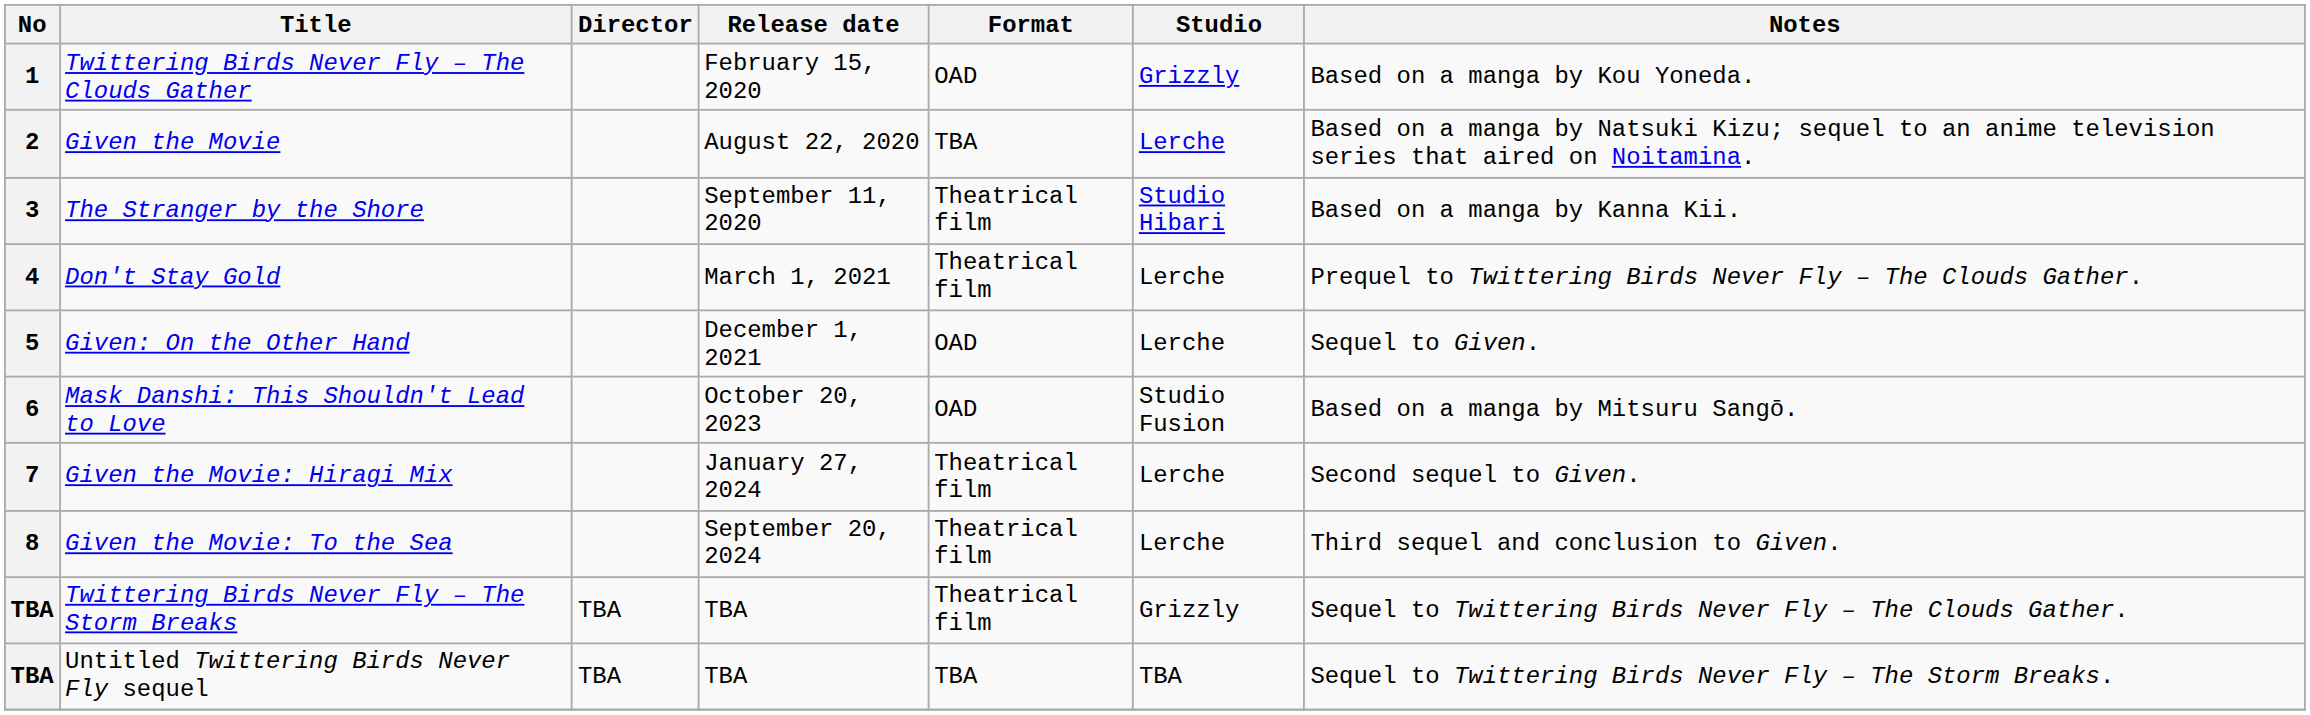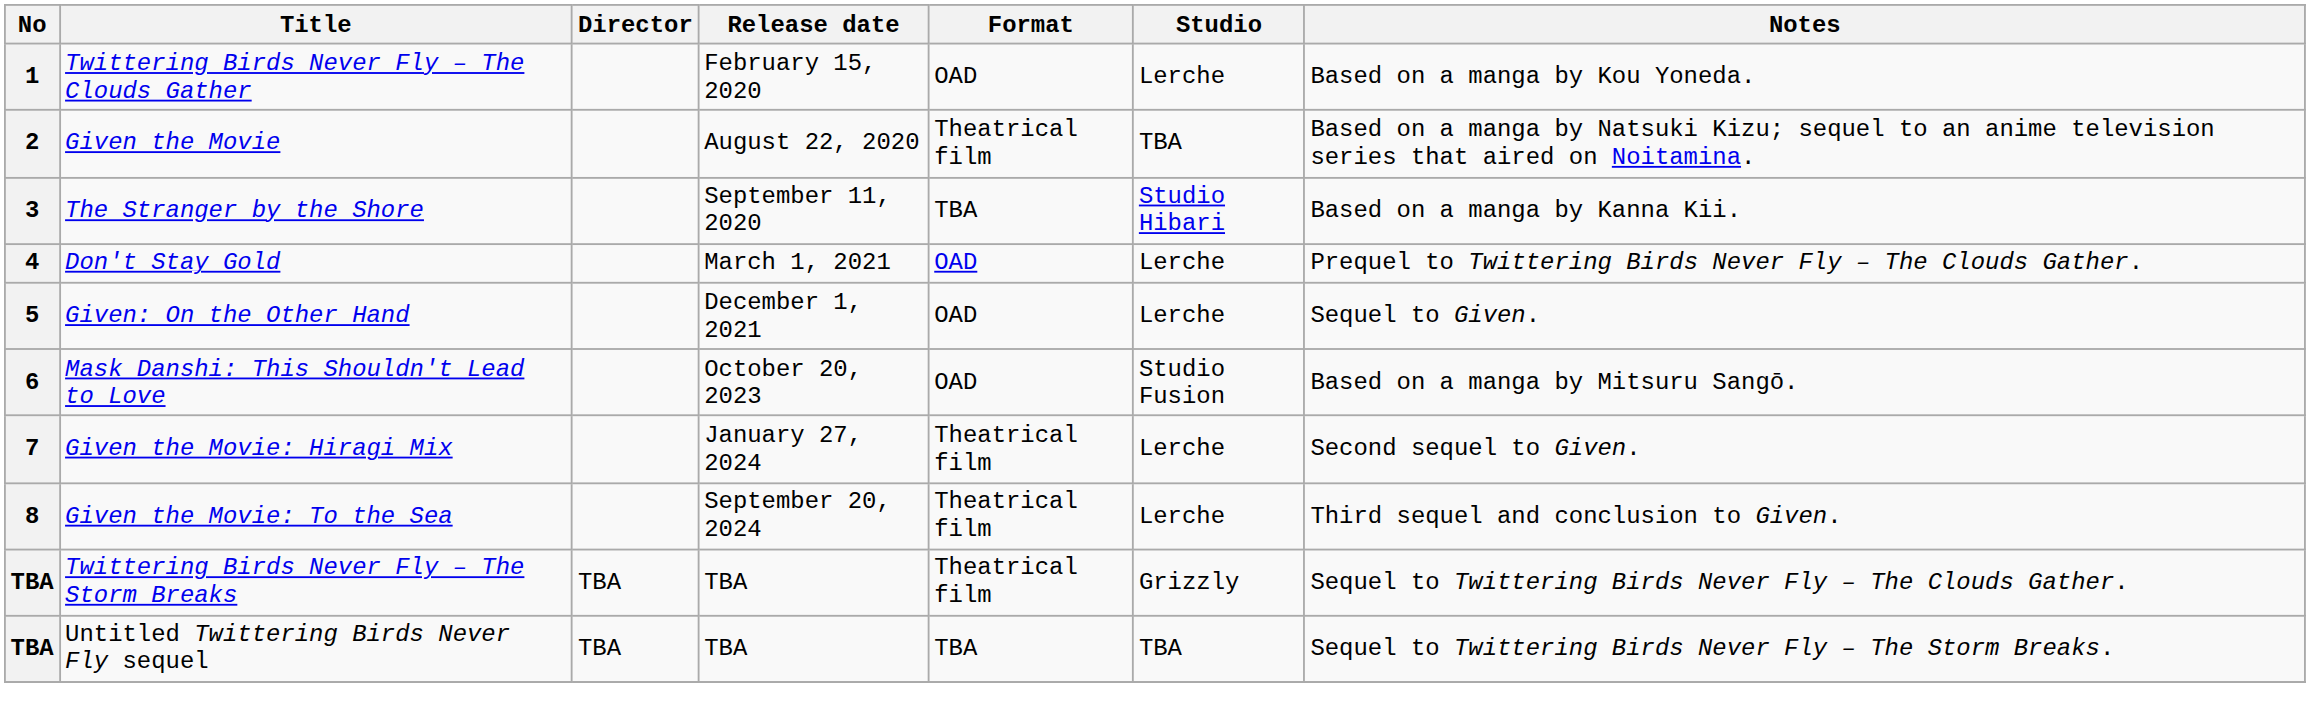(1189, 77) Grizzly -> (1182, 77) Lerche
(956, 144) TBA -> (1006, 144) Theatrical film
(1182, 144) Lerche -> (1160, 144) TBA
(1006, 210) Theatrical film -> (956, 210) TBA
(1006, 277) Theatrical film -> (956, 263) OAD
